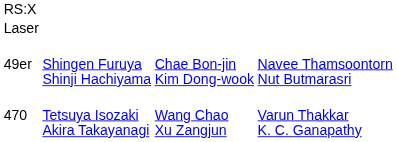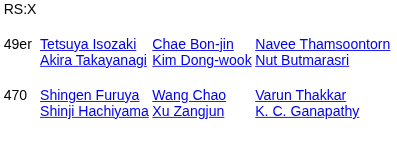- row: (21, 28)
(97, 72) Shingen Furuya Shinji Hachiyama -> (94, 52) Tetsuya Isozaki Akira Takayanagi
(96, 123) Tetsuya Isozaki Akira Takayanagi -> (94, 103) Shingen Furuya Shinji Hachiyama
